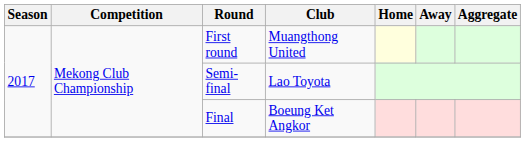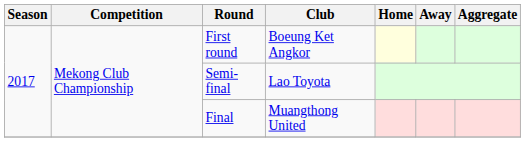(303, 44) Muangthong United -> (301, 44) Boeung Ket Angkor
(301, 118) Boeung Ket Angkor -> (303, 118) Muangthong United
